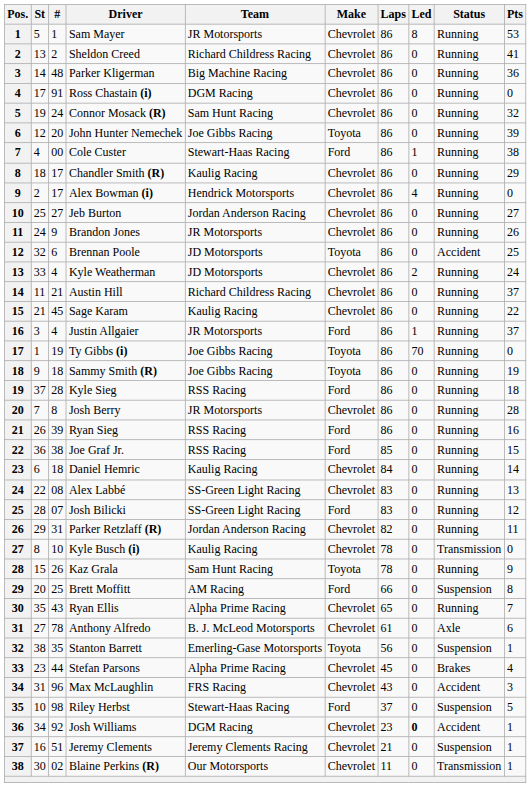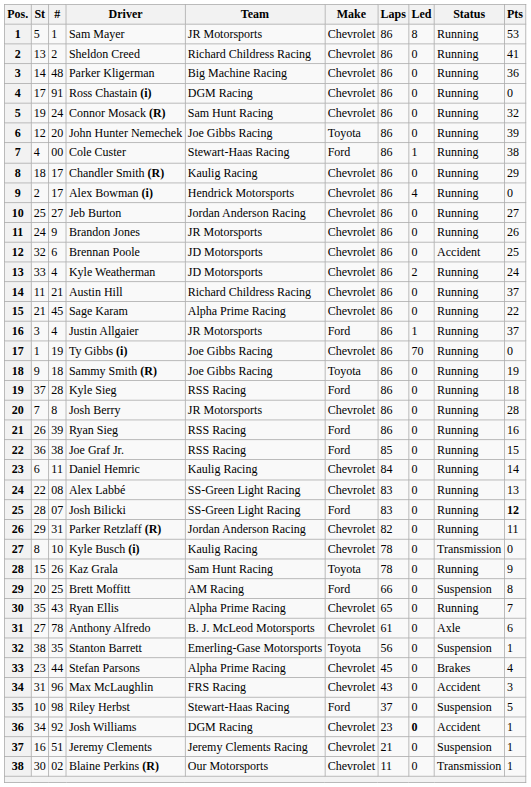(344, 252) Toyota -> (351, 252) Chevrolet
(223, 311) Kaulig Racing -> (237, 311) Alpha Prime Racing
(344, 351) Toyota -> (351, 351) Chevrolet
(57, 469) 18 -> (57, 469) 11
(513, 509) normal -> (513, 509) bold
